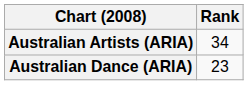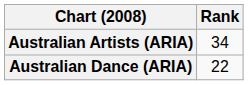(220, 67) 23 -> (220, 67) 22
